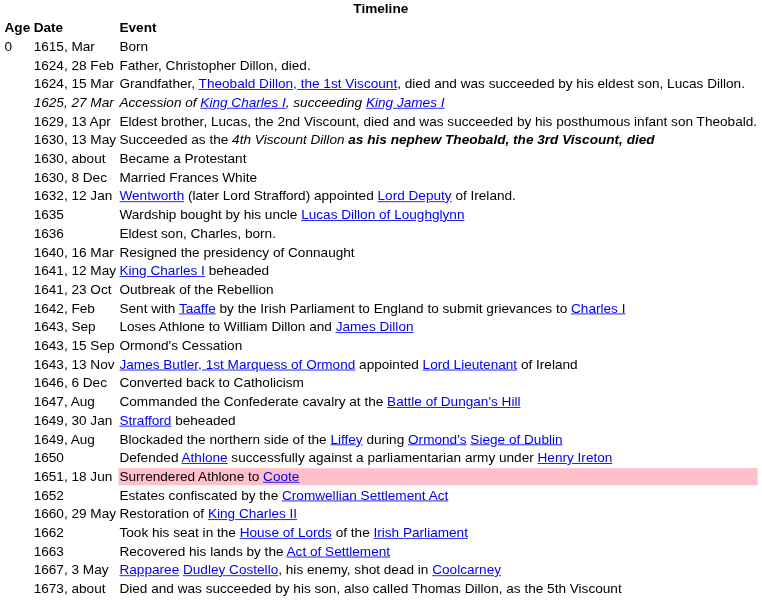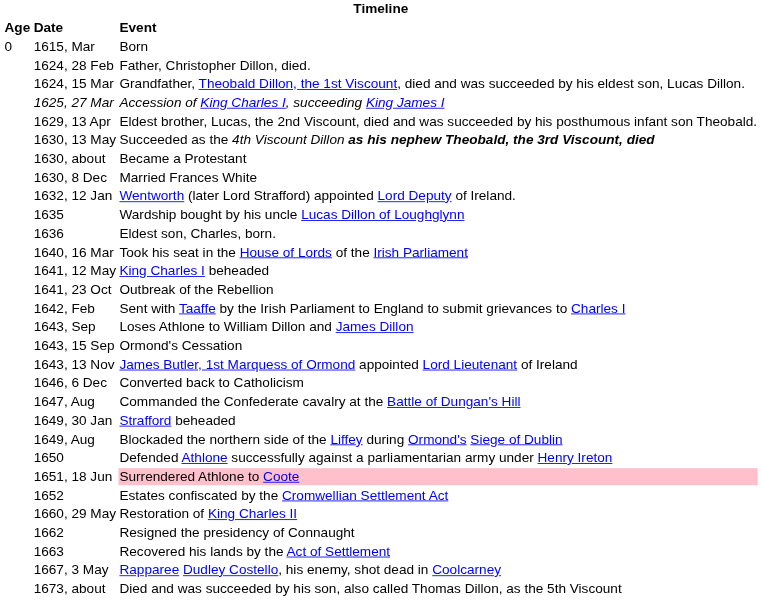(237, 252) Resigned the presidency of Connaught -> (294, 252) Took his seat in the House of Lords of the Irish Parliament
(294, 532) Took his seat in the House of Lords of the Irish Parliament -> (237, 532) Resigned the presidency of Connaught
